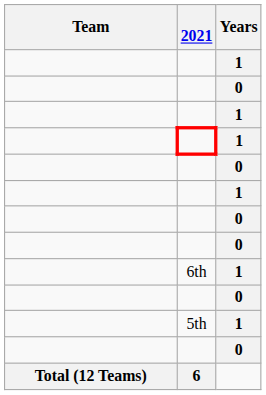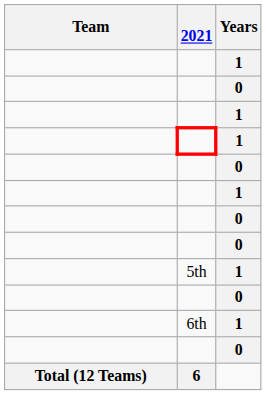rows swapped: (197, 271) <-> (197, 324)
